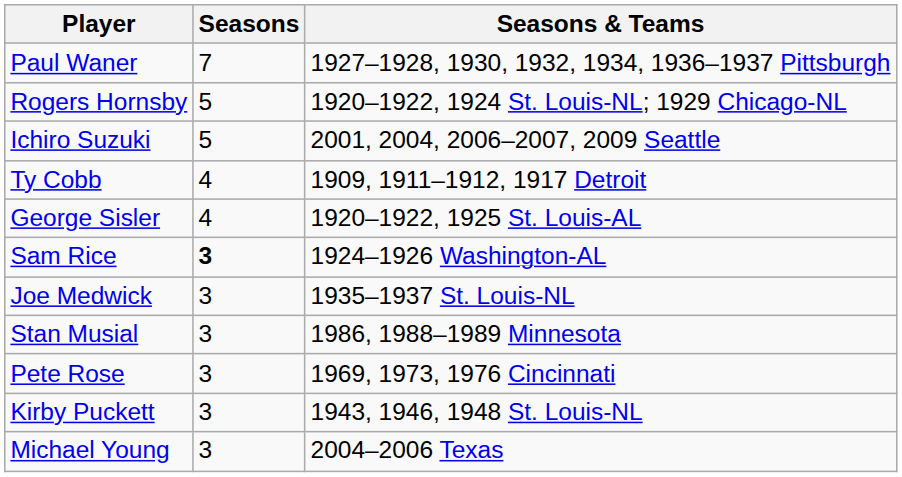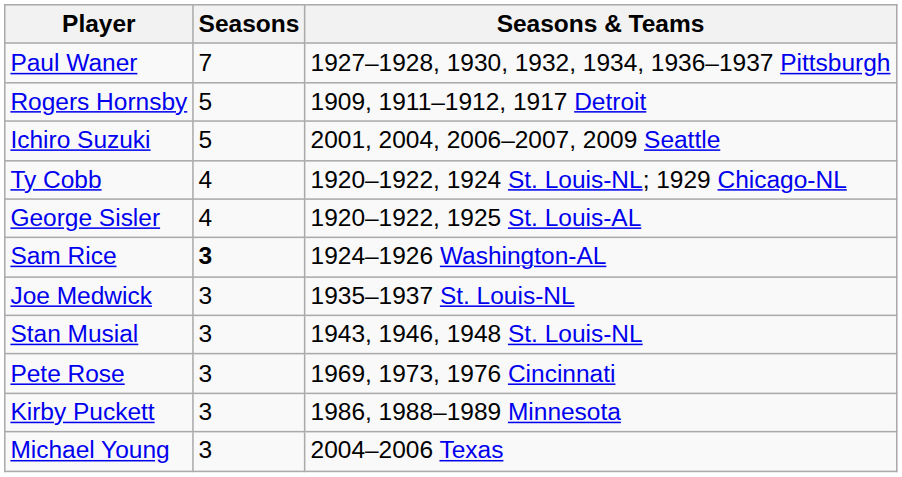(579, 101) 1920–1922, 1924 St. Louis-NL; 1929 Chicago-NL -> (478, 101) 1909, 1911–1912, 1917 Detroit
(478, 179) 1909, 1911–1912, 1917 Detroit -> (579, 179) 1920–1922, 1924 St. Louis-NL; 1929 Chicago-NL
(466, 334) 1986, 1988–1989 Minnesota -> (477, 334) 1943, 1946, 1948 St. Louis-NL
(477, 412) 1943, 1946, 1948 St. Louis-NL -> (466, 412) 1986, 1988–1989 Minnesota
